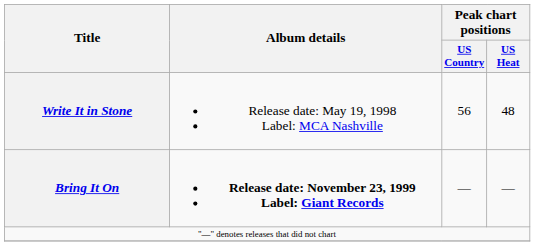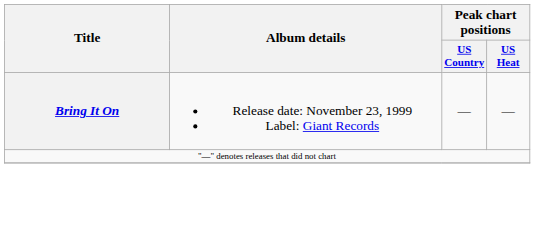- row: (87, 111)
(306, 196) bold -> (306, 118) normal
